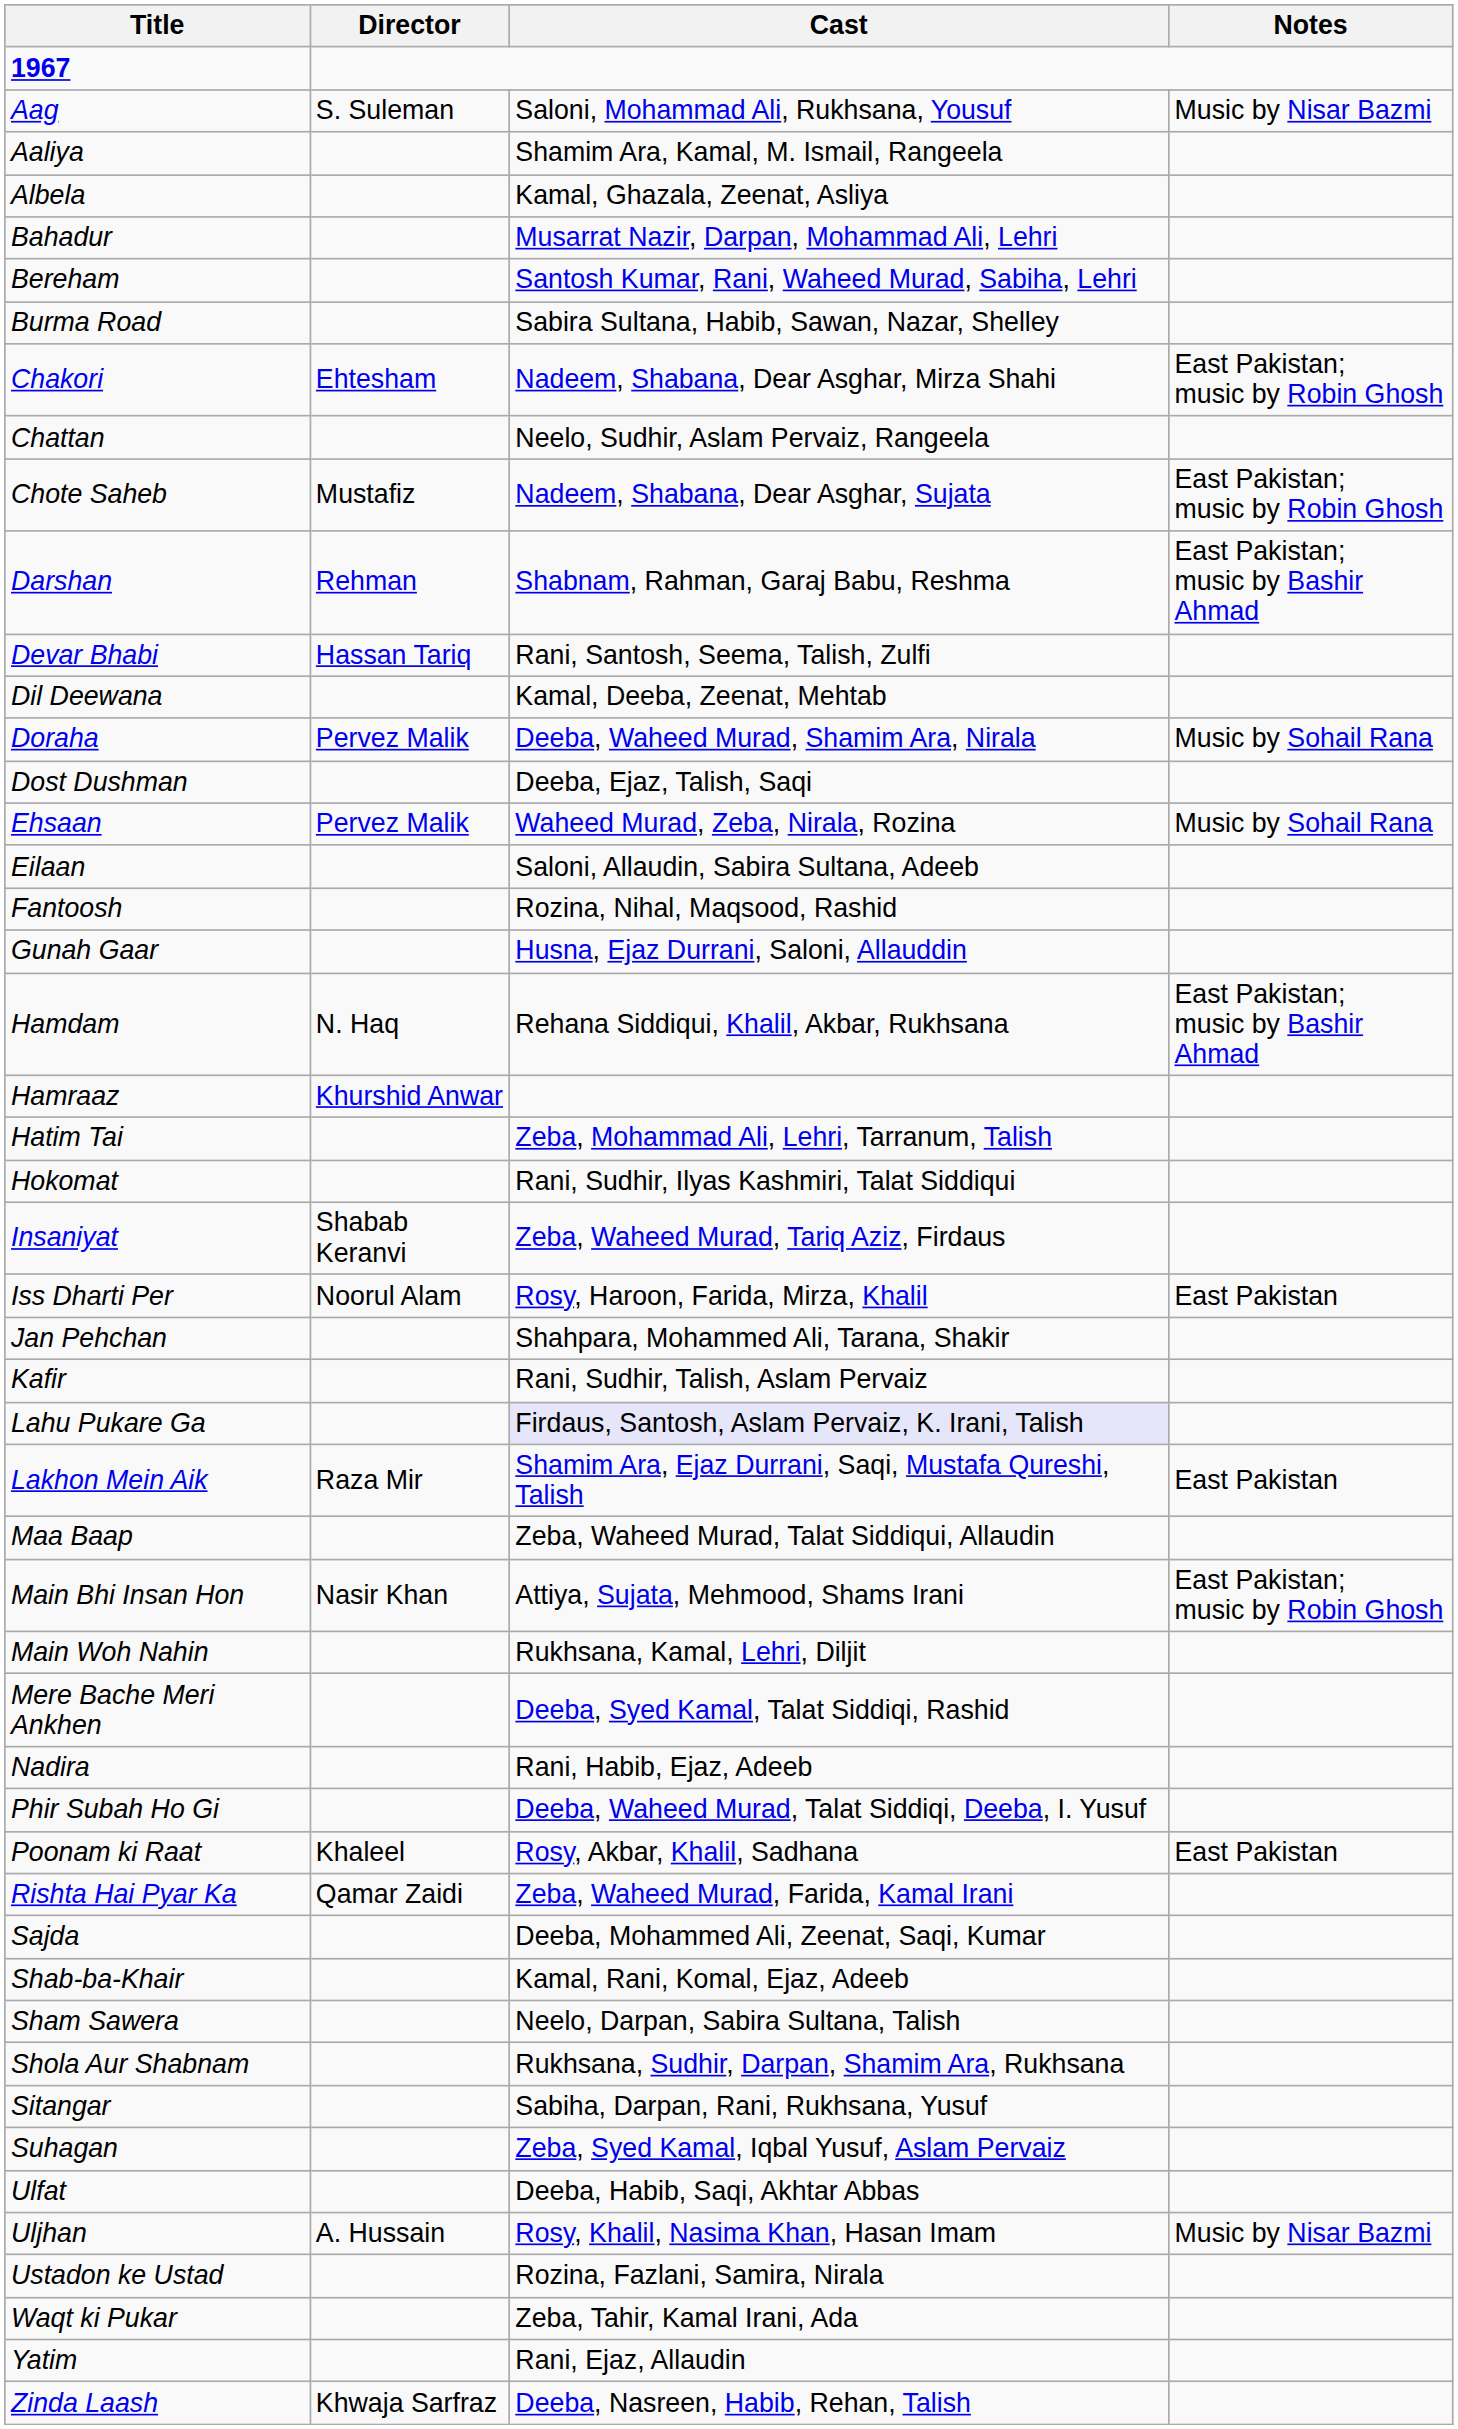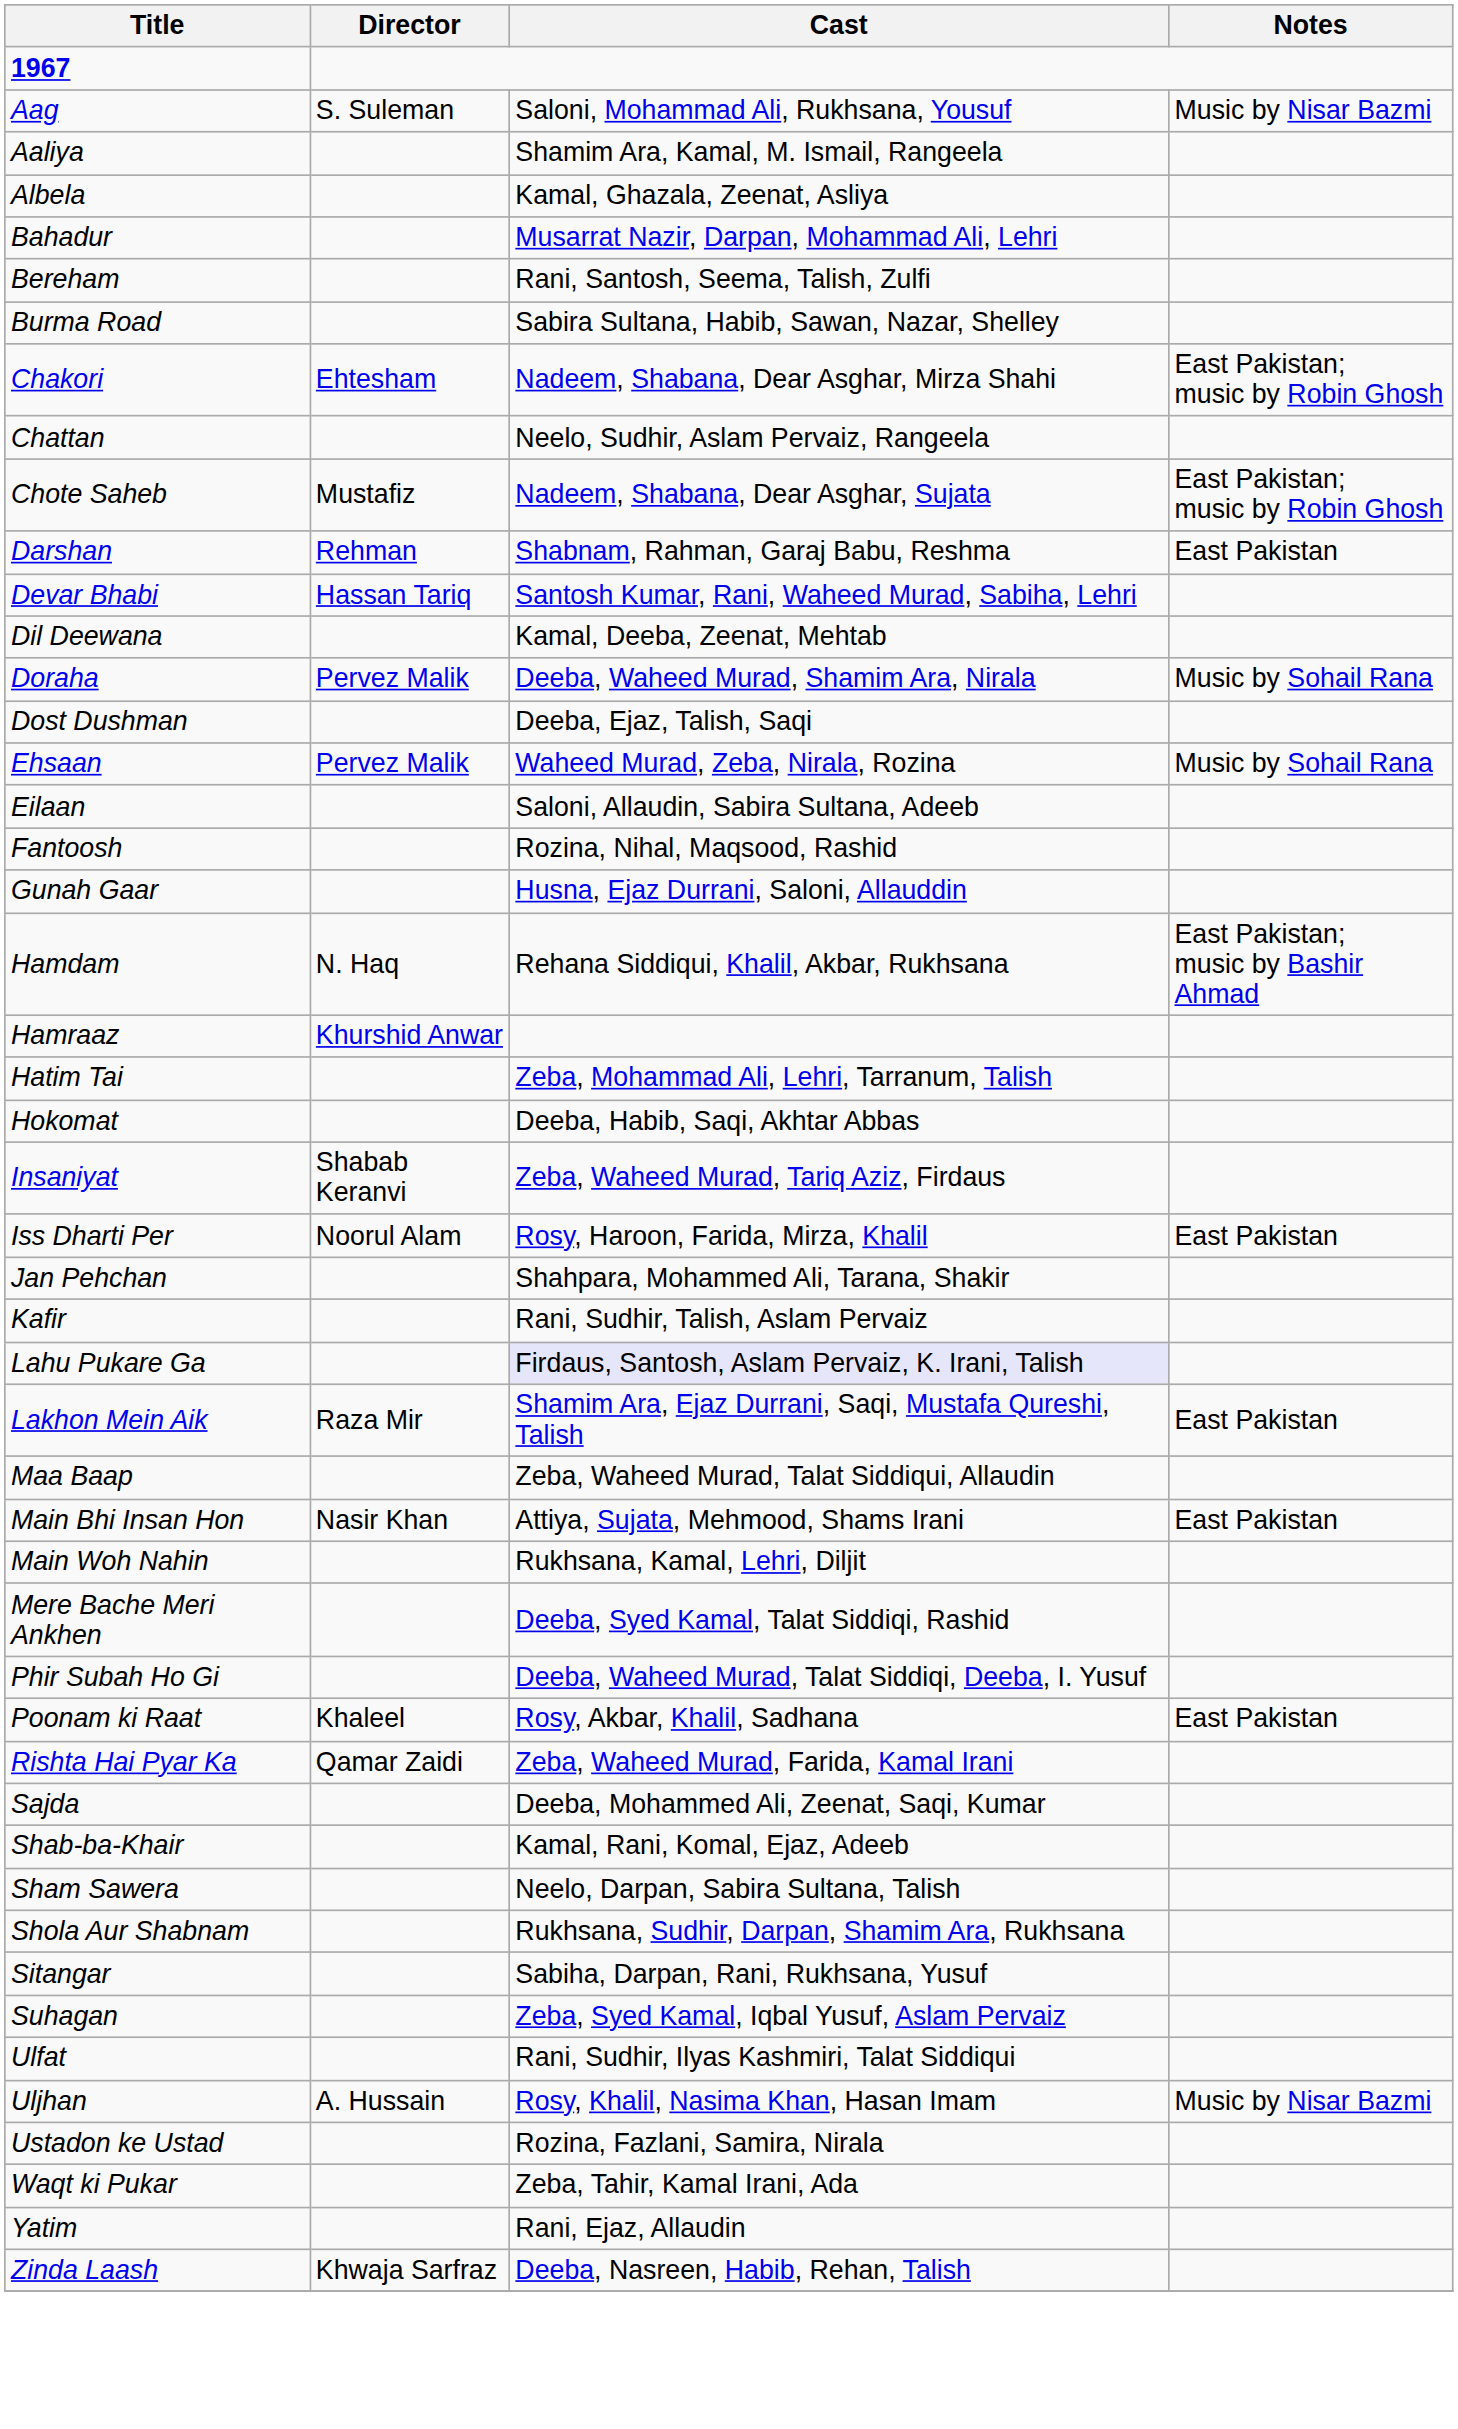(826, 279) Santosh Kumar, Rani, Waheed Murad, Sabiha, Lehri -> (723, 279) Rani, Santosh, Seema, Talish, Zulfi
(1269, 582) East Pakistan; music by Bashir Ahmad -> (1256, 551) East Pakistan
(723, 654) Rani, Santosh, Seema, Talish, Zulfi -> (826, 594) Santosh Kumar, Rani, Waheed Murad, Sabiha, Lehri
(765, 1180) Rani, Sudhir, Ilyas Kashmiri, Talat Siddiqui -> (717, 1120) Deeba, Habib, Saqi, Akhtar Abbas
(1309, 1594) East Pakistan; music by Robin Ghosh -> (1256, 1519) East Pakistan
- row: (50, 1767)
(717, 2190) Deeba, Habib, Saqi, Akhtar Abbas -> (765, 2058) Rani, Sudhir, Ilyas Kashmiri, Talat Siddiqui
